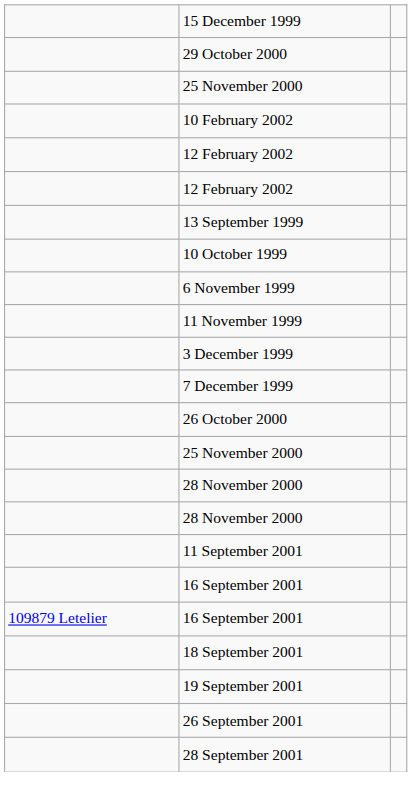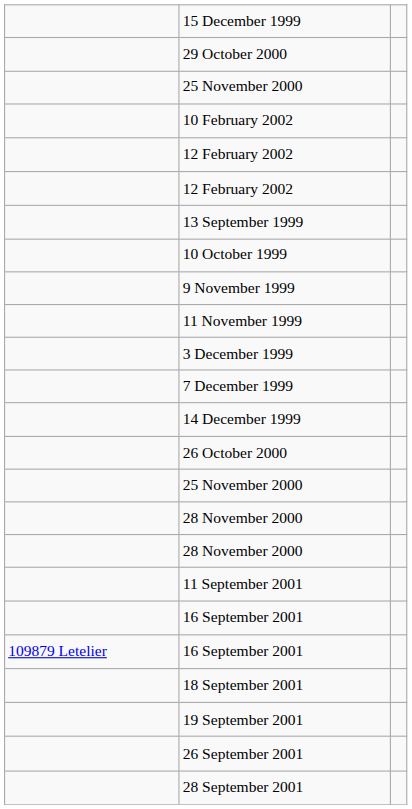- row: (92, 288)
+ row: (92, 288)
+ row: (92, 420)
